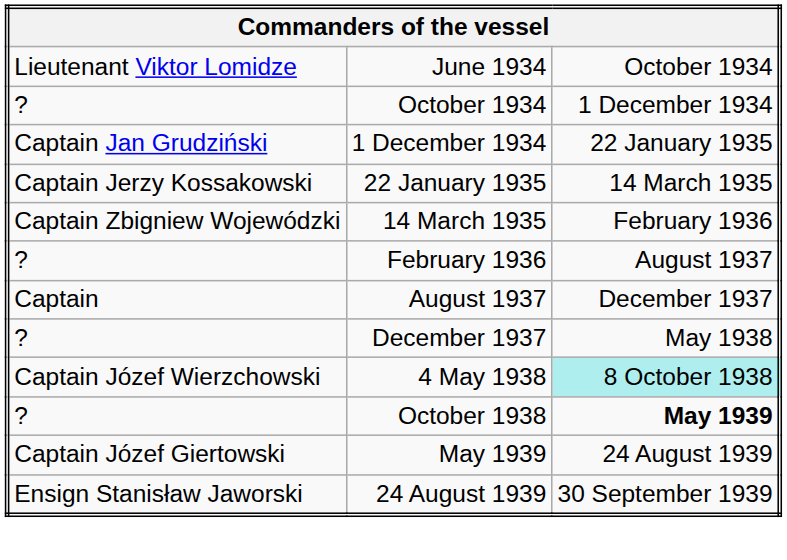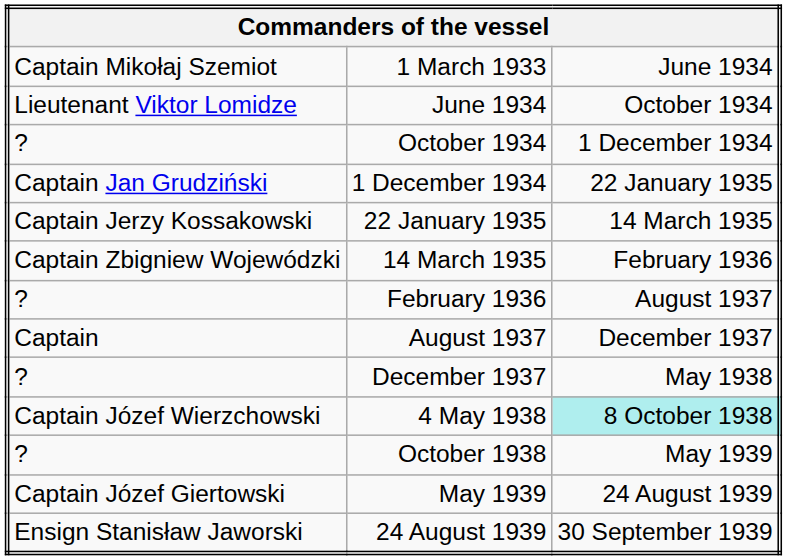+ row: (471, 66)
(718, 415) bold -> (719, 454) normal
